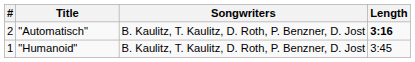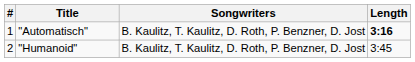(10, 31) 2 -> (10, 31) 1
(10, 48) 1 -> (10, 48) 2
